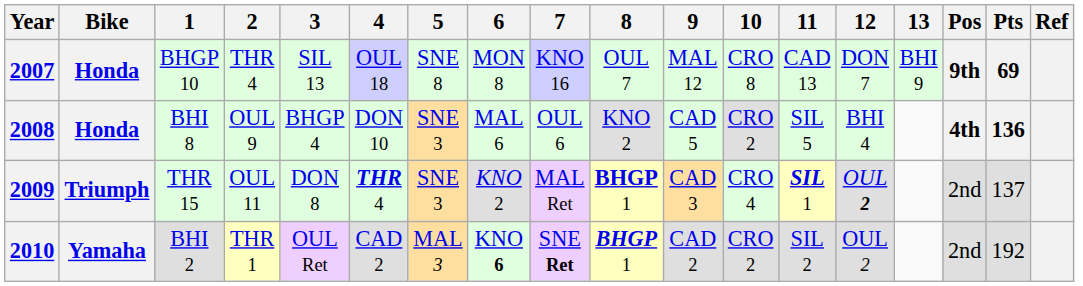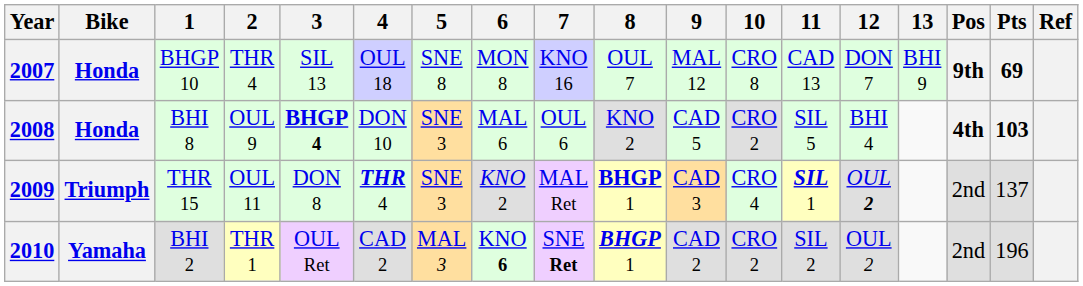(315, 130) normal -> (317, 130) bold
(1008, 130) 136 -> (1012, 130) 103
(1008, 250) 192 -> (1012, 250) 196
